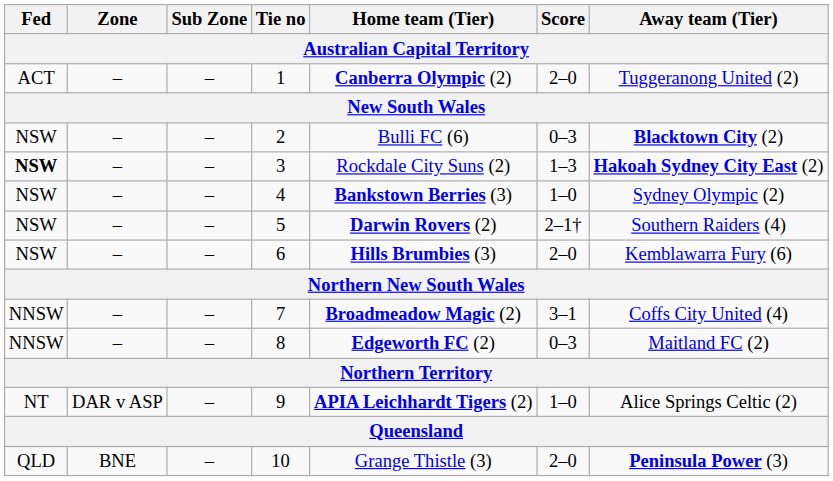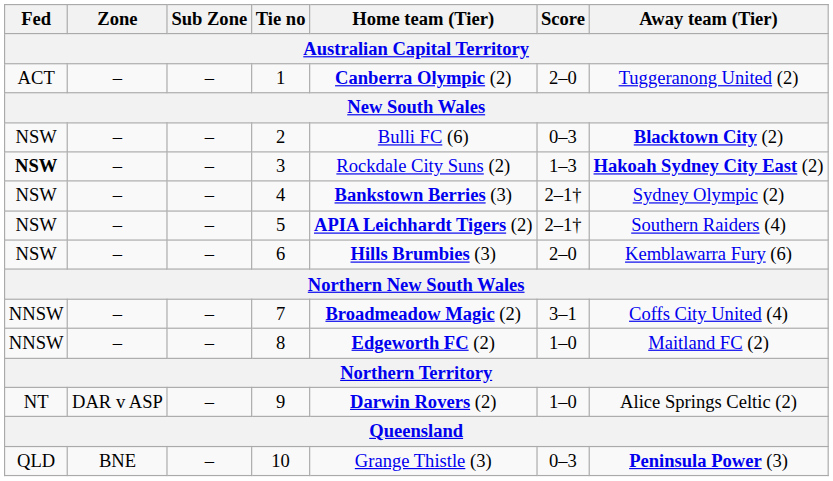(563, 195) 1–0 -> (563, 195) 2–1†
(423, 225) Darwin Rovers (2) -> (423, 225) APIA Leichhardt Tigers (2)
(563, 343) 0–3 -> (563, 343) 1–0
(423, 401) APIA Leichhardt Tigers (2) -> (423, 401) Darwin Rovers (2)
(563, 460) 2–0 -> (563, 460) 0–3
